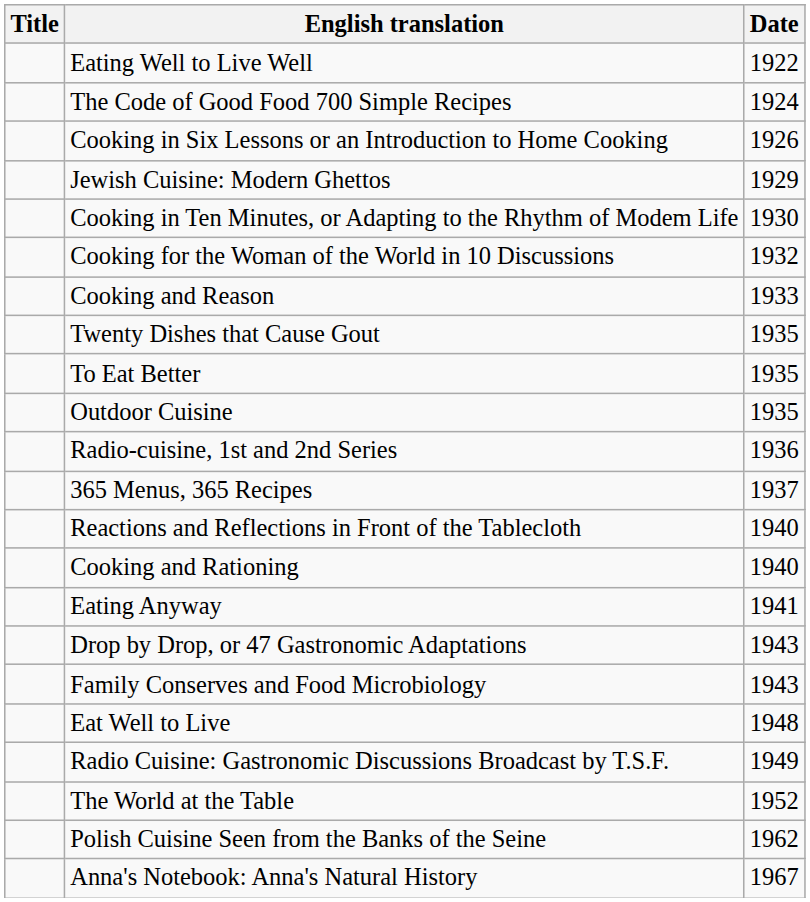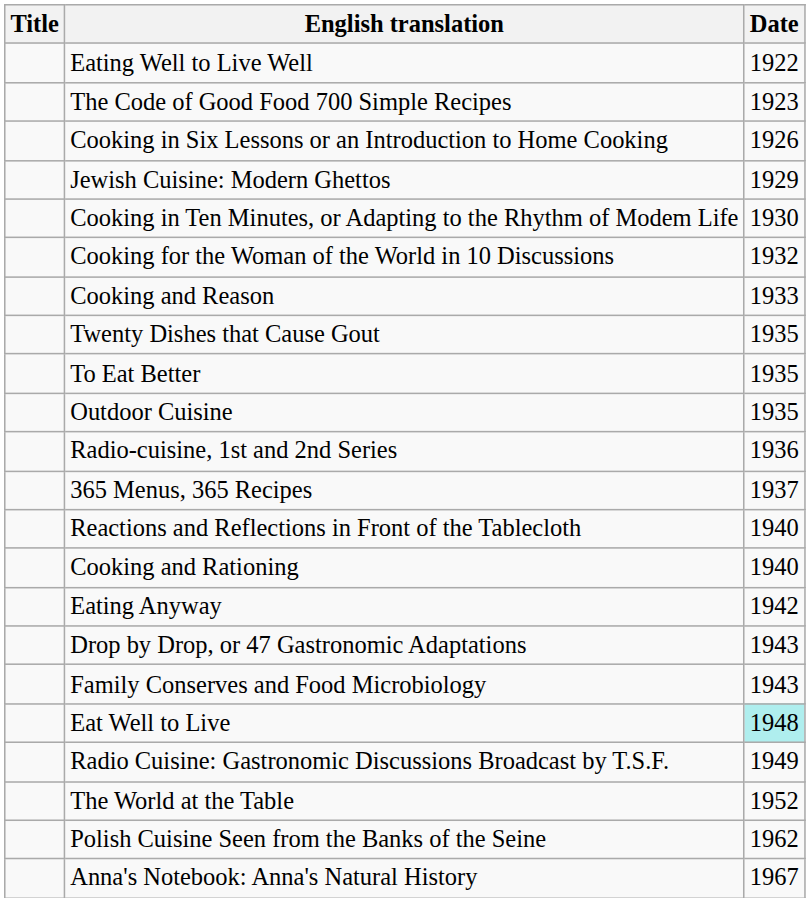(774, 101) 1924 -> (774, 101) 1923
(774, 606) 1941 -> (774, 606) 1942
(774, 722) no background -> (774, 722) paleturquoise background
